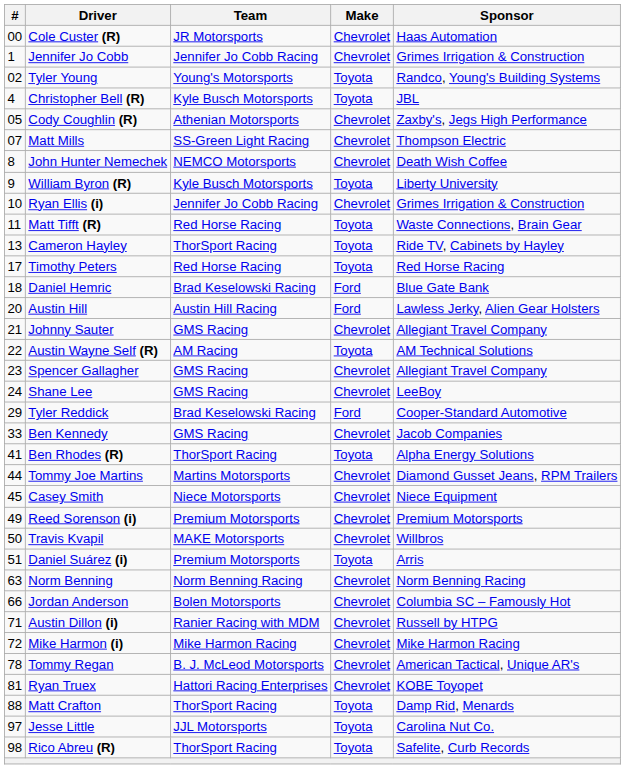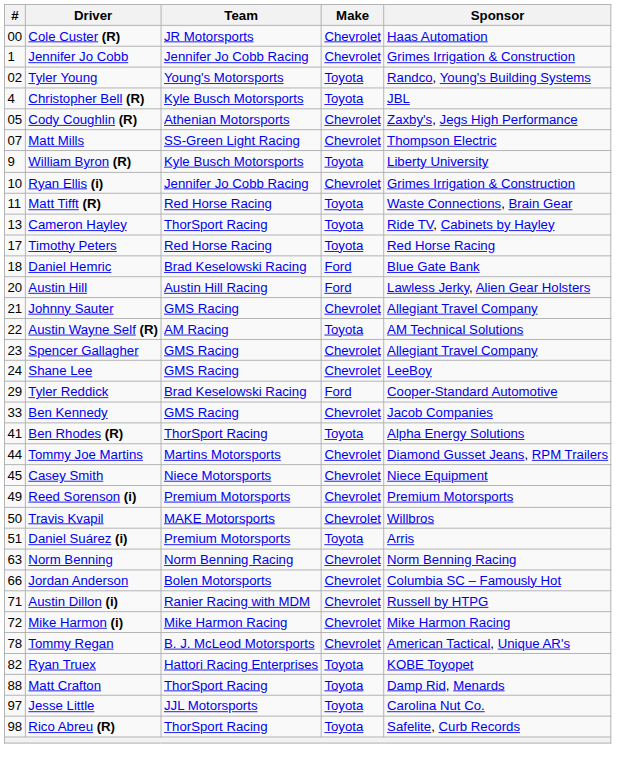- row: (98, 162)
(15, 685) 81 -> (15, 664) 82
(362, 685) Chevrolet -> (344, 664) Toyota
